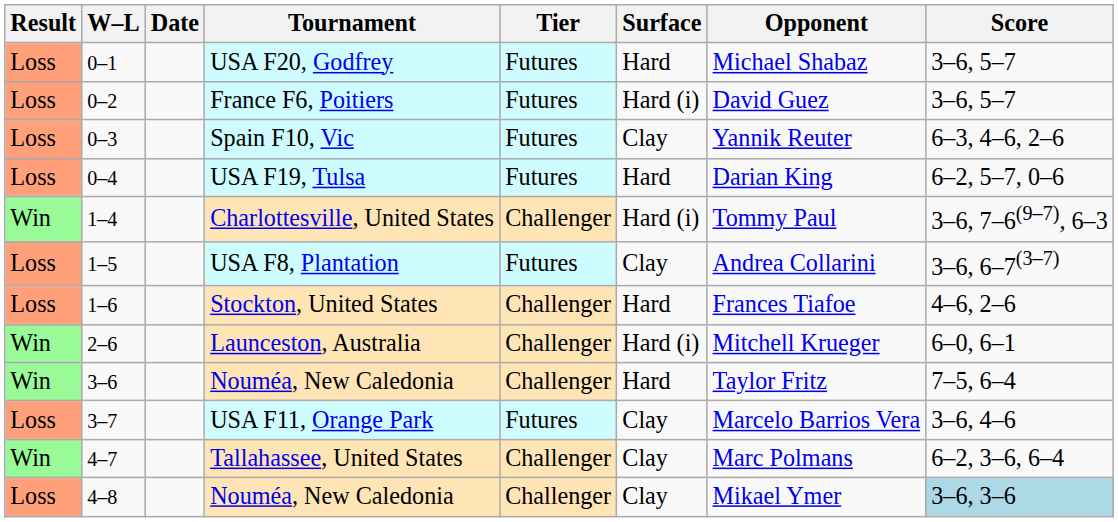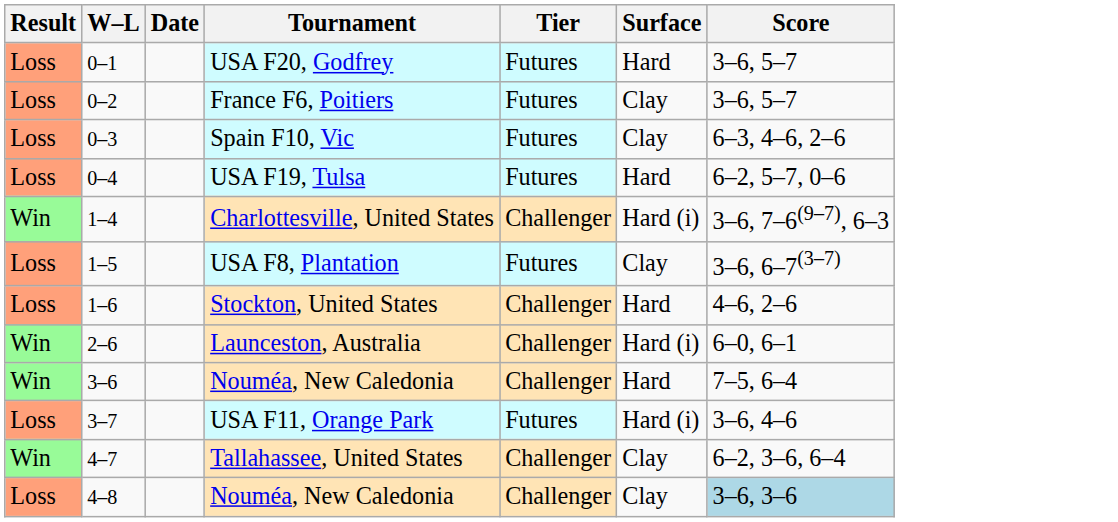- column: (816, 23)
(661, 100) Hard (i) -> (645, 100) Clay
(645, 419) Clay -> (661, 419) Hard (i)
